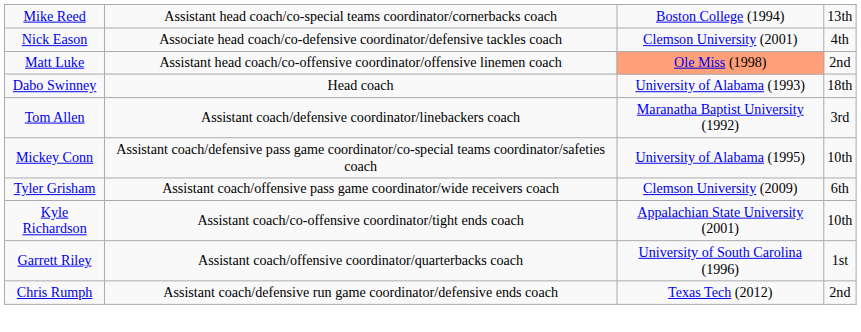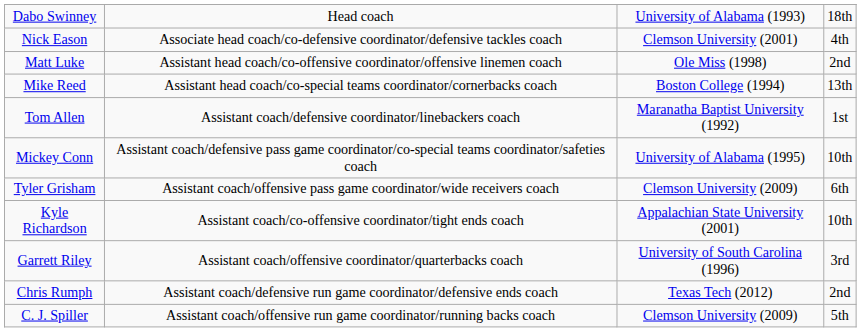rows swapped: (55, 86) <-> (55, 16)
(720, 63) lightsalmon background -> (720, 63) no background
(840, 117) 3rd -> (840, 117) 1st
(840, 261) 1st -> (840, 261) 3rd
+ row: (55, 315)
